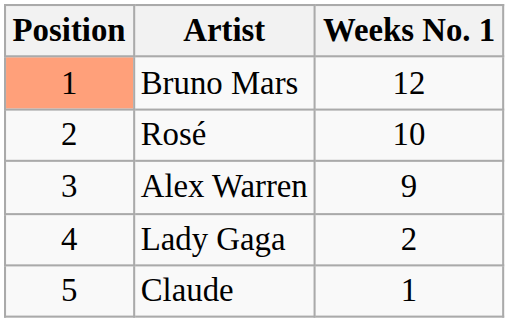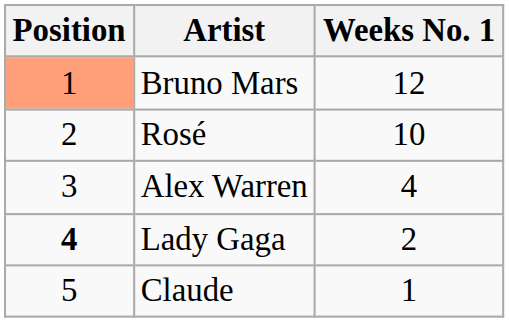(409, 186) 9 -> (409, 186) 4
(69, 238) normal -> (69, 238) bold
